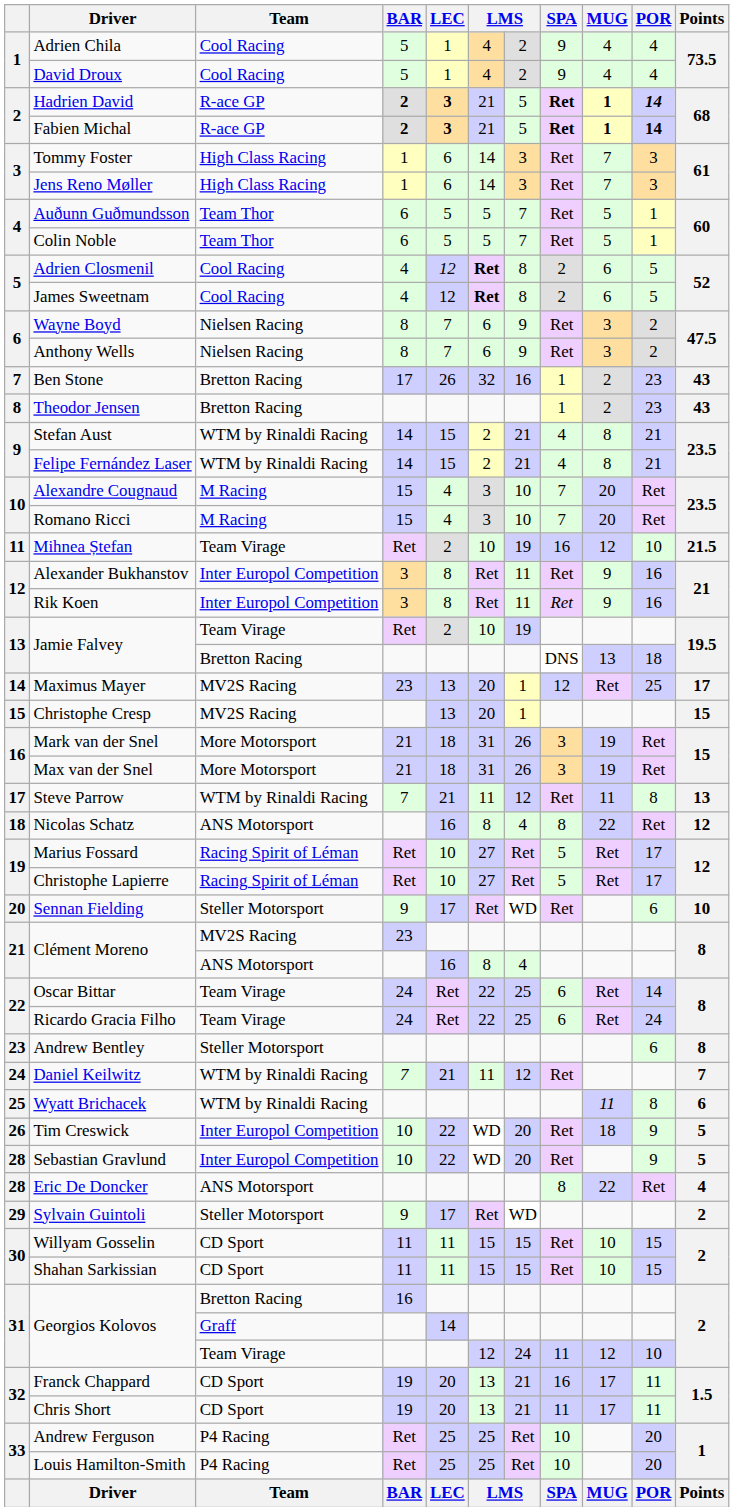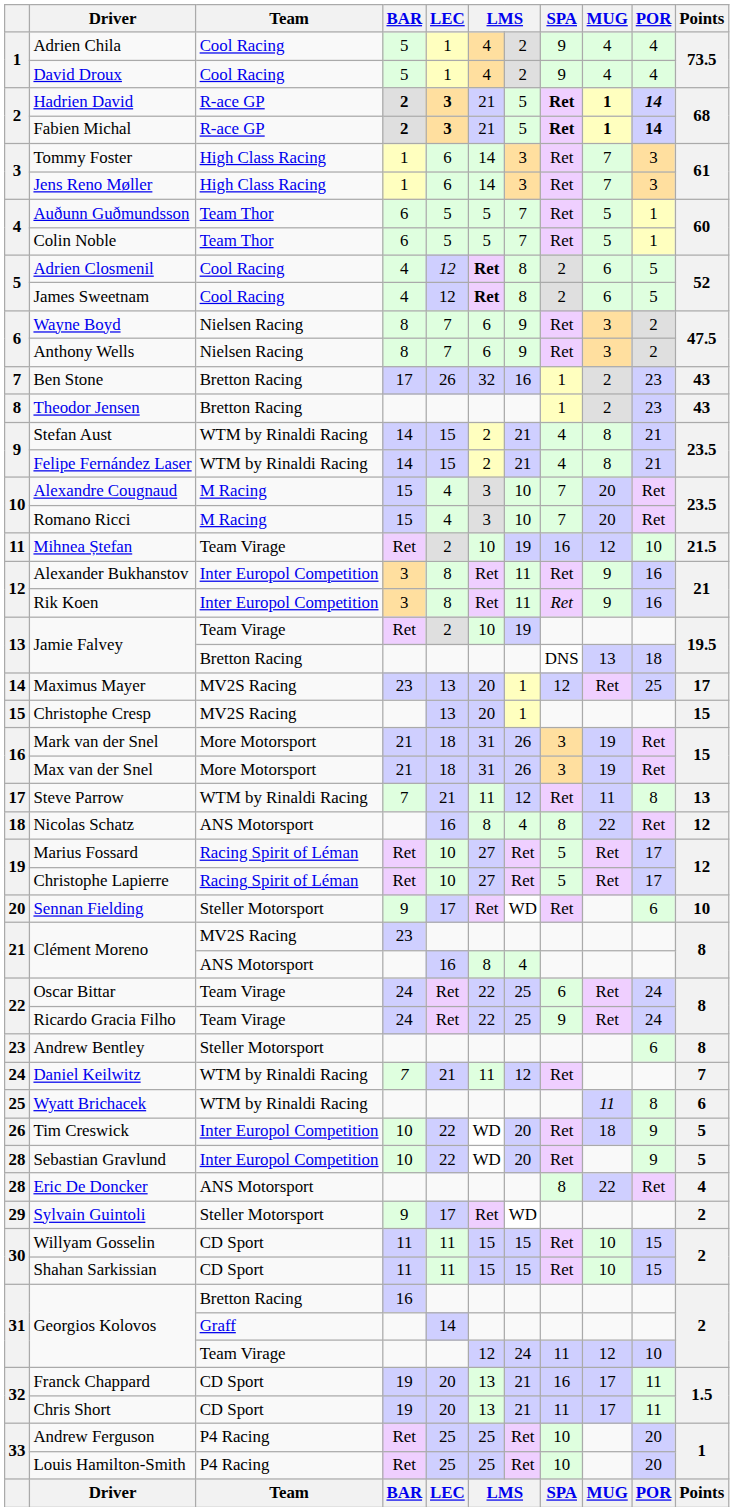(654, 991) 14 -> (654, 991) 24
(562, 1019) 6 -> (562, 1019) 9
